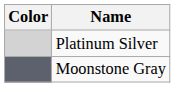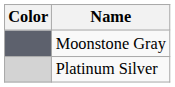rows swapped: (111, 69) <-> (107, 43)
